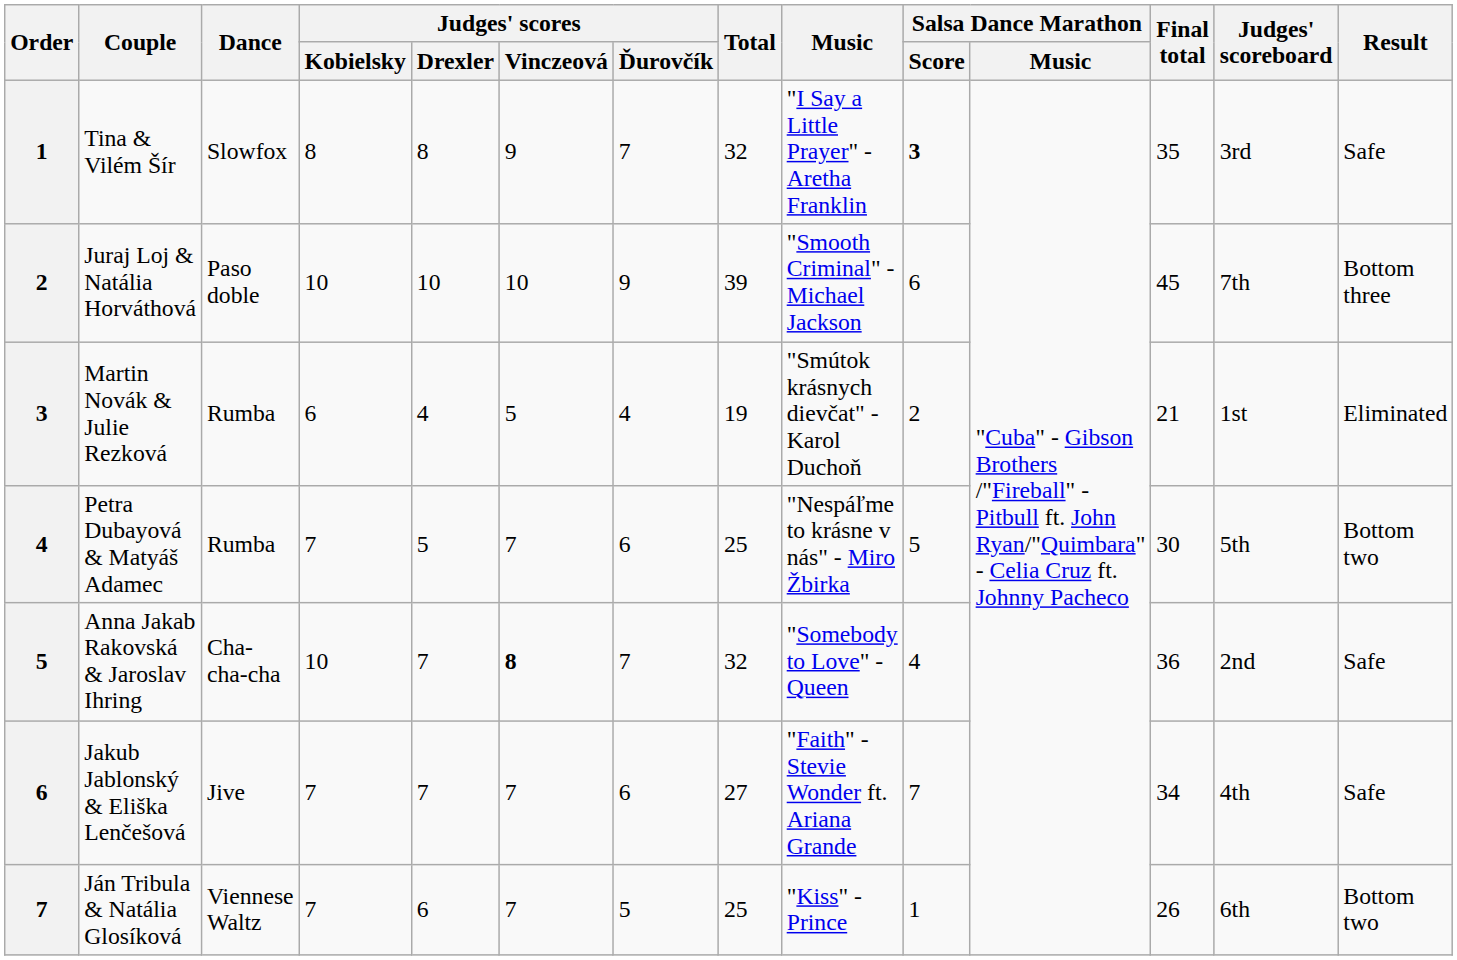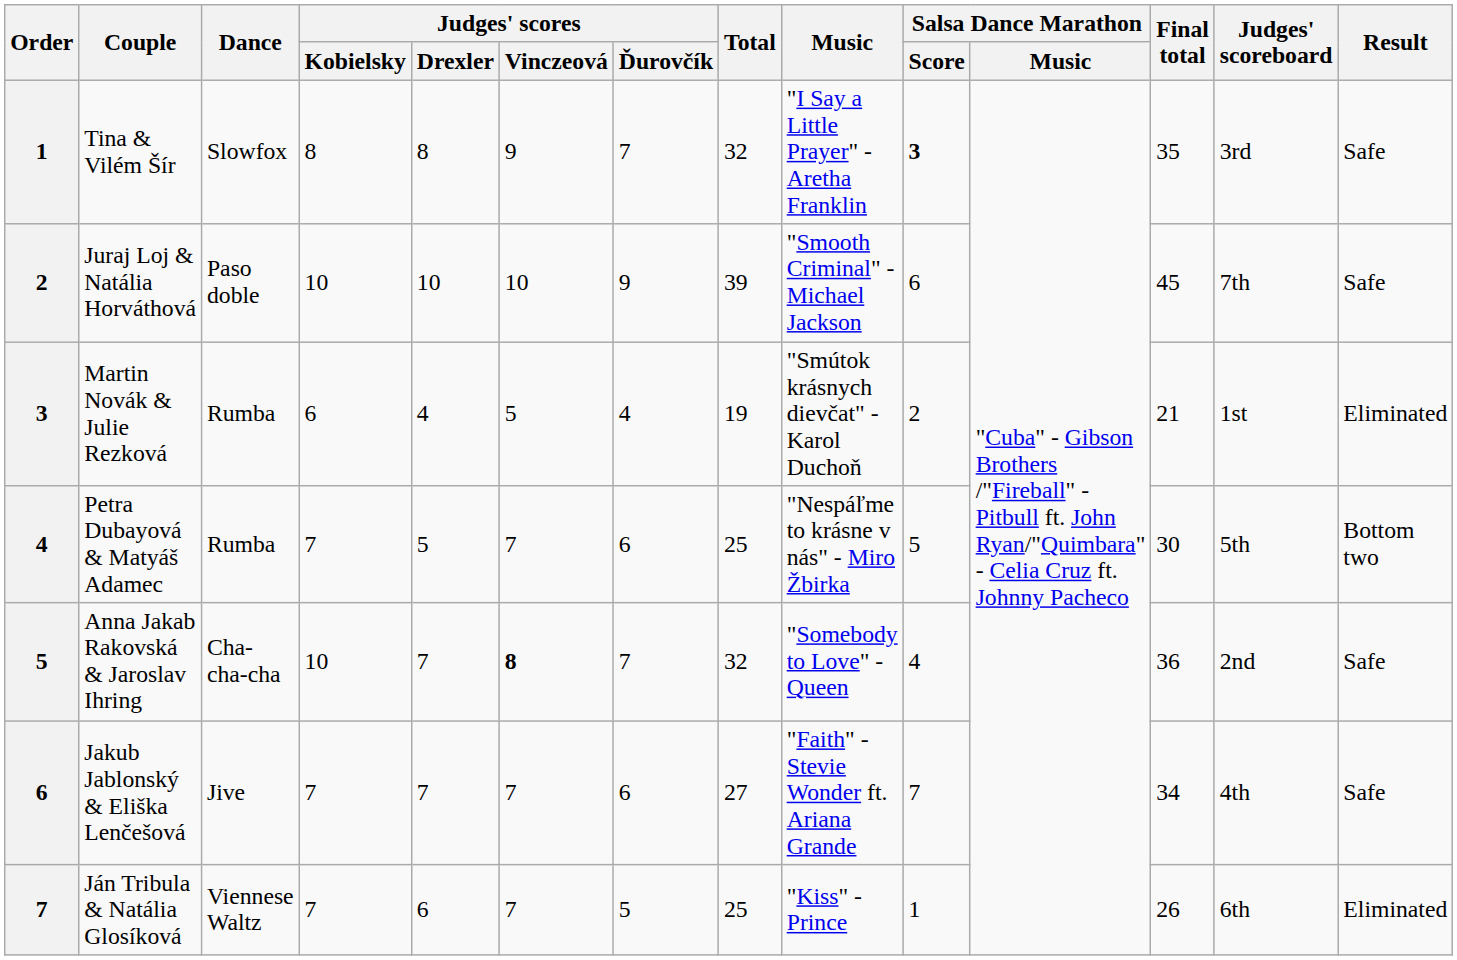(1379, 282) Bottom three -> (1364, 282) Safe
(1379, 909) Bottom two -> (1395, 909) Eliminated
